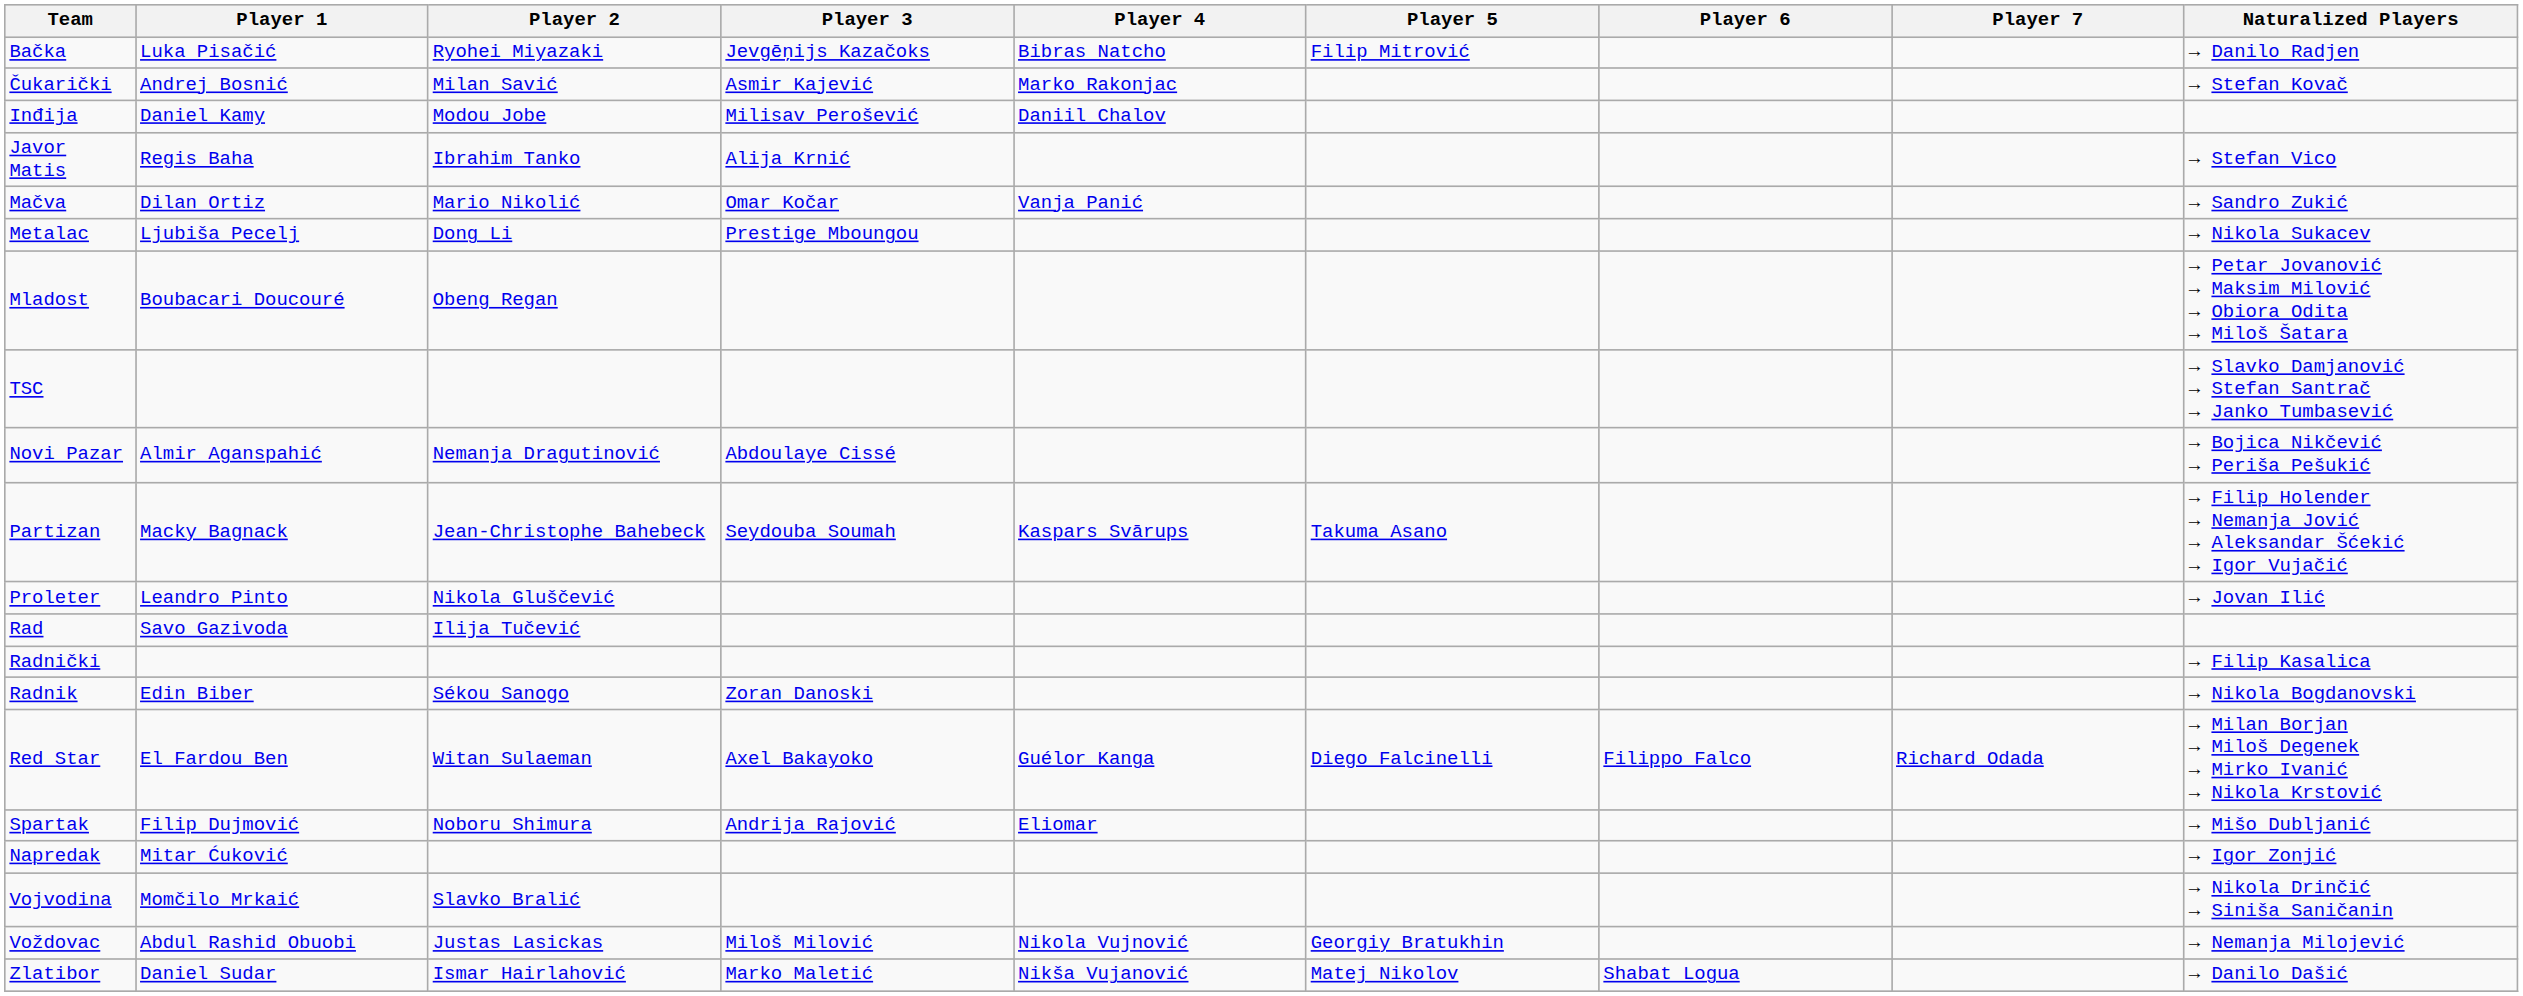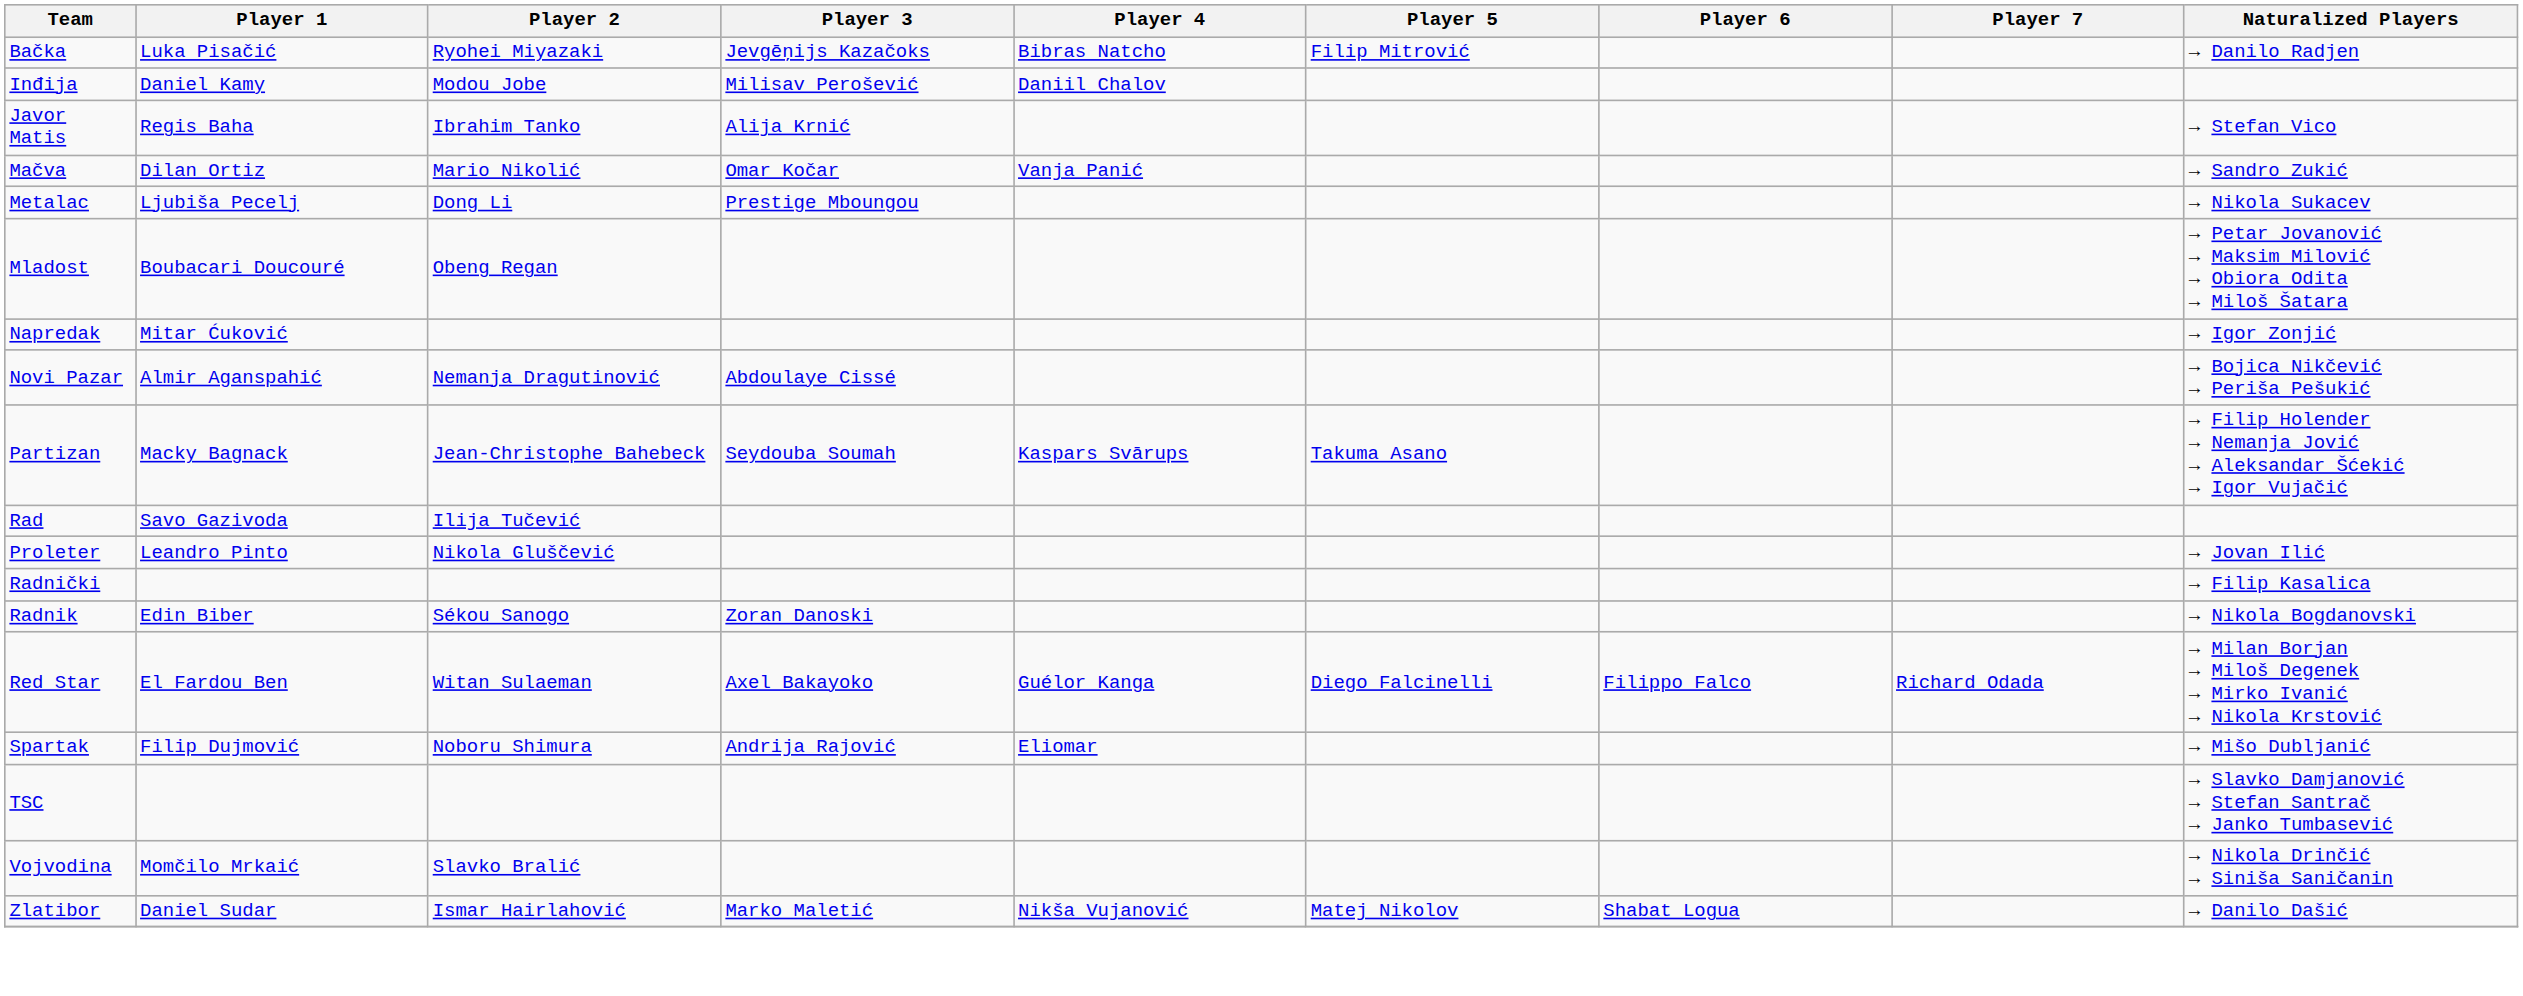- row: (61, 84)
rows swapped: (55, 857) <-> (26, 389)
rows swapped: (55, 597) <-> (26, 629)
- row: (55, 943)
